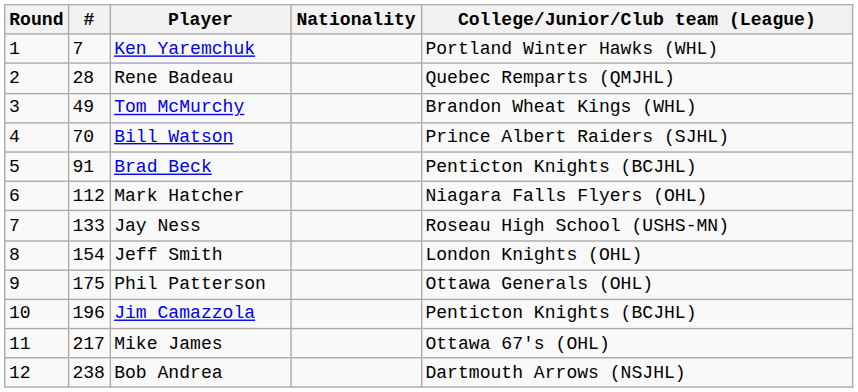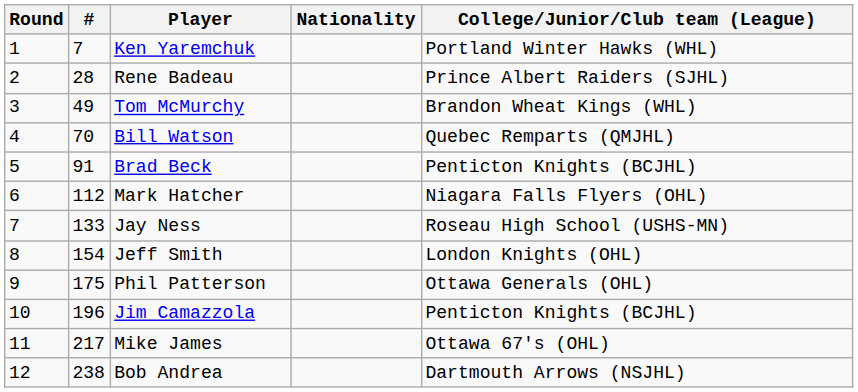(550, 78) Quebec Remparts (QMJHL) -> (577, 78) Prince Albert Raiders (SJHL)
(577, 137) Prince Albert Raiders (SJHL) -> (550, 137) Quebec Remparts (QMJHL)
